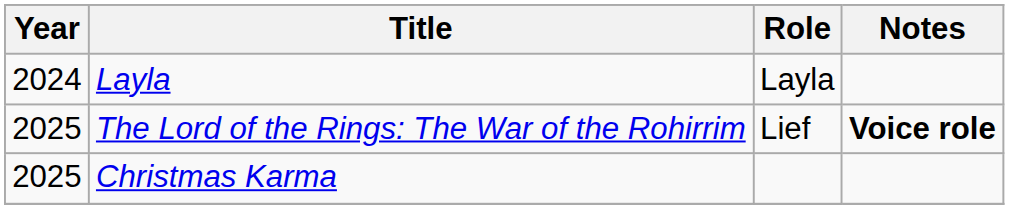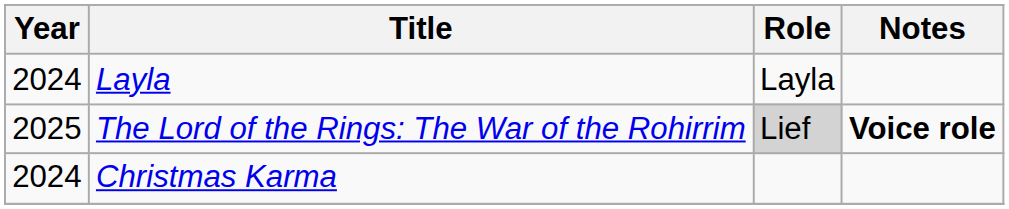(785, 128) no background -> (785, 128) lightgrey background
(47, 177) 2025 -> (47, 177) 2024
